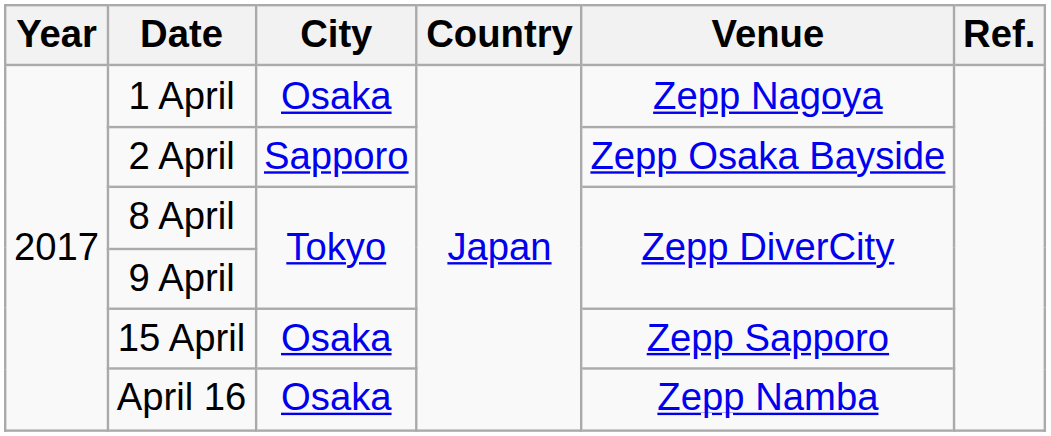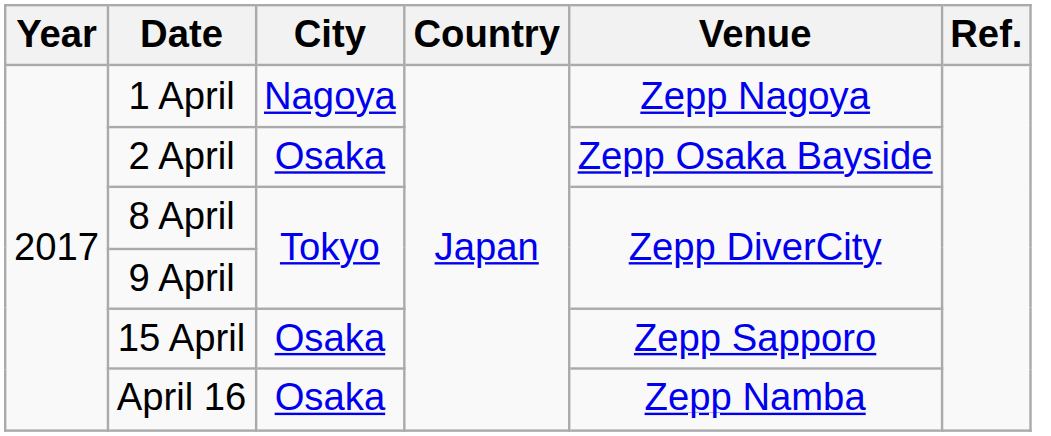(336, 95) Osaka -> (330, 95) Nagoya
(336, 156) Sapporo -> (330, 156) Osaka
